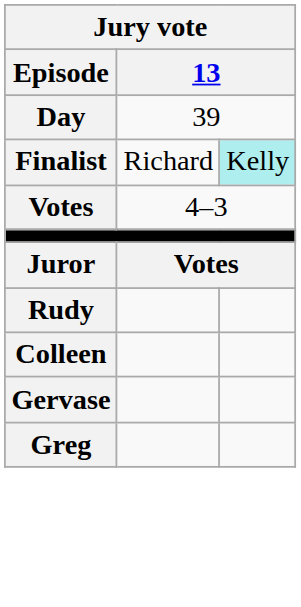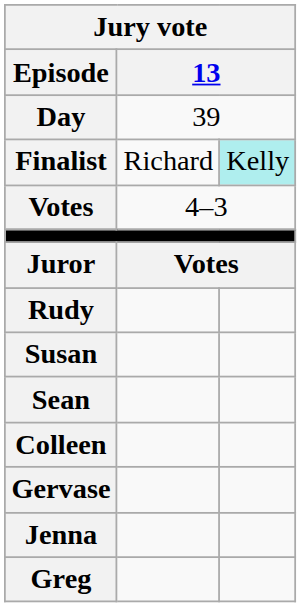+ row: (61, 354)
+ row: (61, 399)
+ row: (61, 534)
